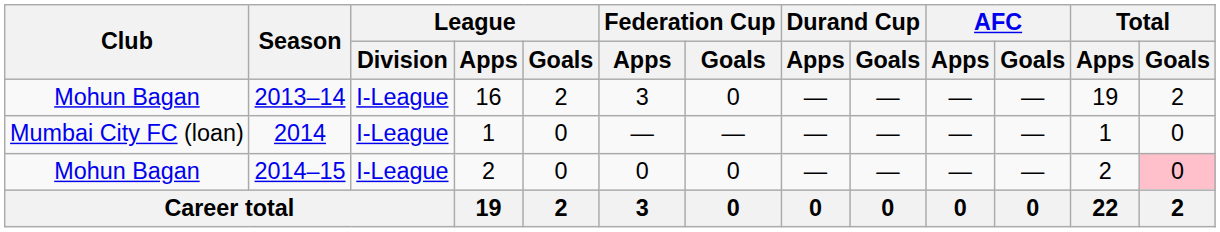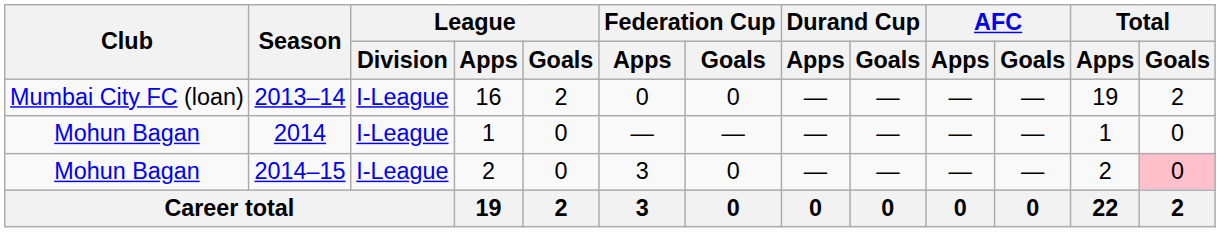(127, 97) Mohun Bagan -> (127, 97) Mumbai City FC (loan)
(642, 97) 3 -> (642, 97) 0
(127, 134) Mumbai City FC (loan) -> (127, 134) Mohun Bagan
(642, 171) 0 -> (642, 171) 3
